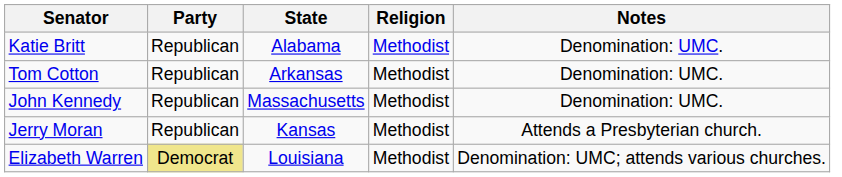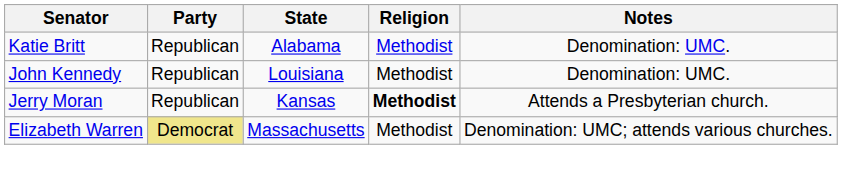- row: (54, 74)
(306, 102) Massachusetts -> (306, 74) Louisiana
(411, 130) normal -> (414, 102) bold
(306, 158) Louisiana -> (306, 130) Massachusetts
